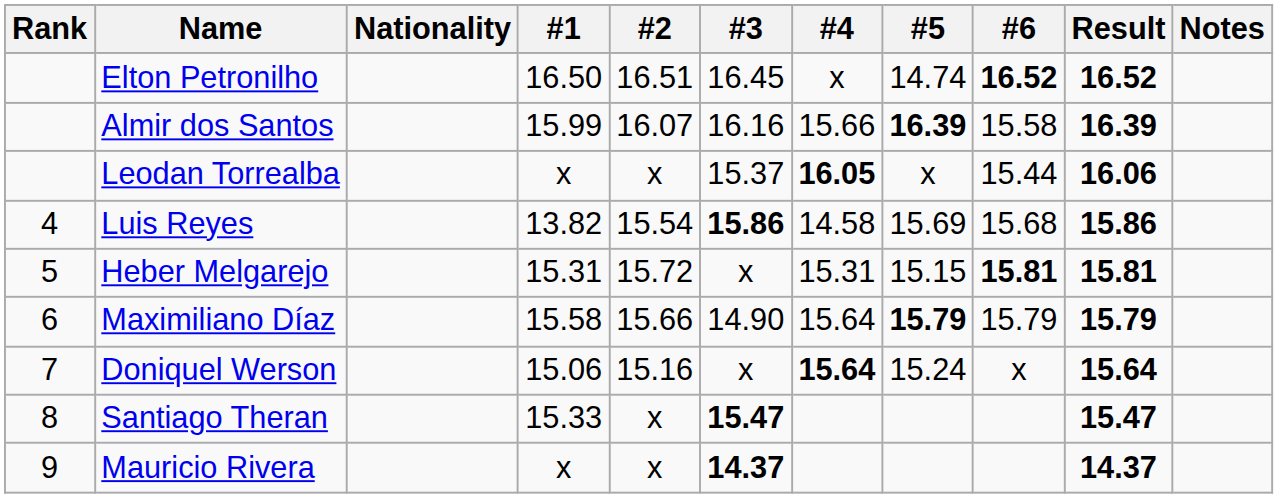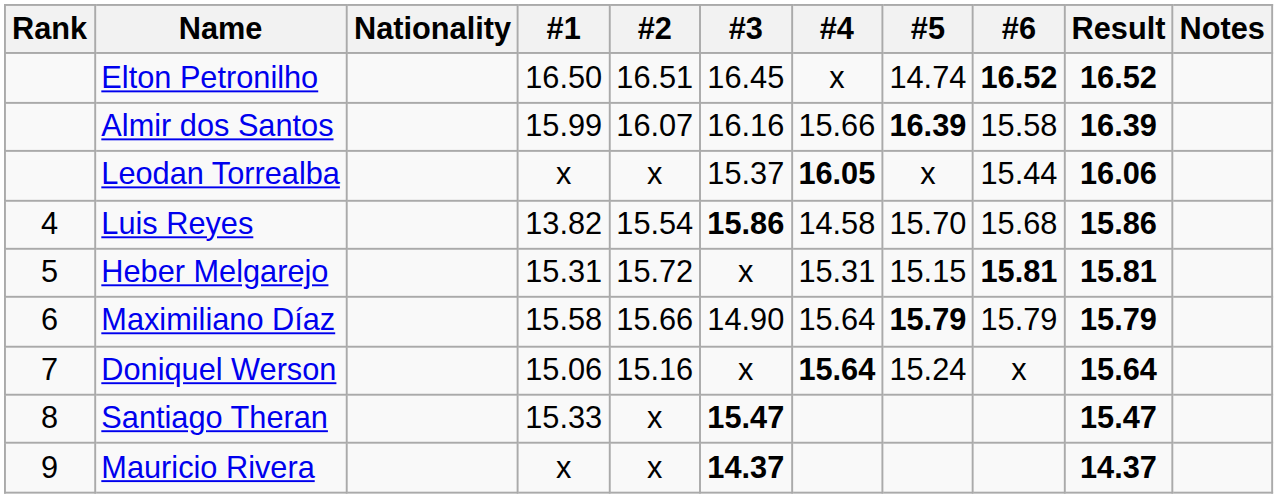(928, 223) 15.69 -> (928, 223) 15.70
